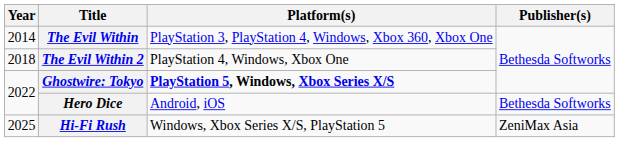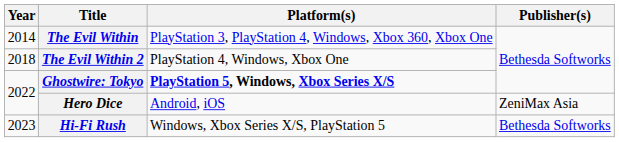(555, 103) Bethesda Softworks -> (539, 103) ZeniMax Asia
(22, 125) 2025 -> (22, 125) 2023
(539, 125) ZeniMax Asia -> (555, 125) Bethesda Softworks
